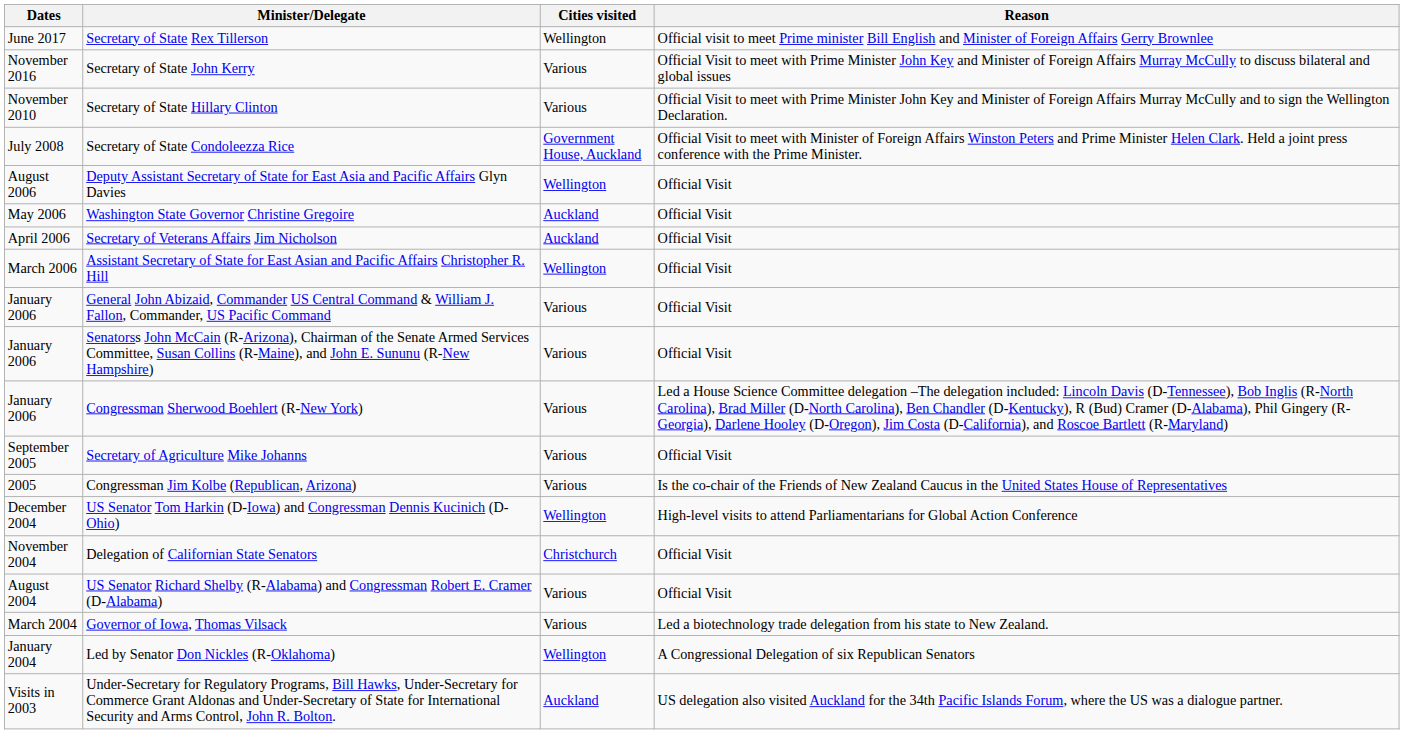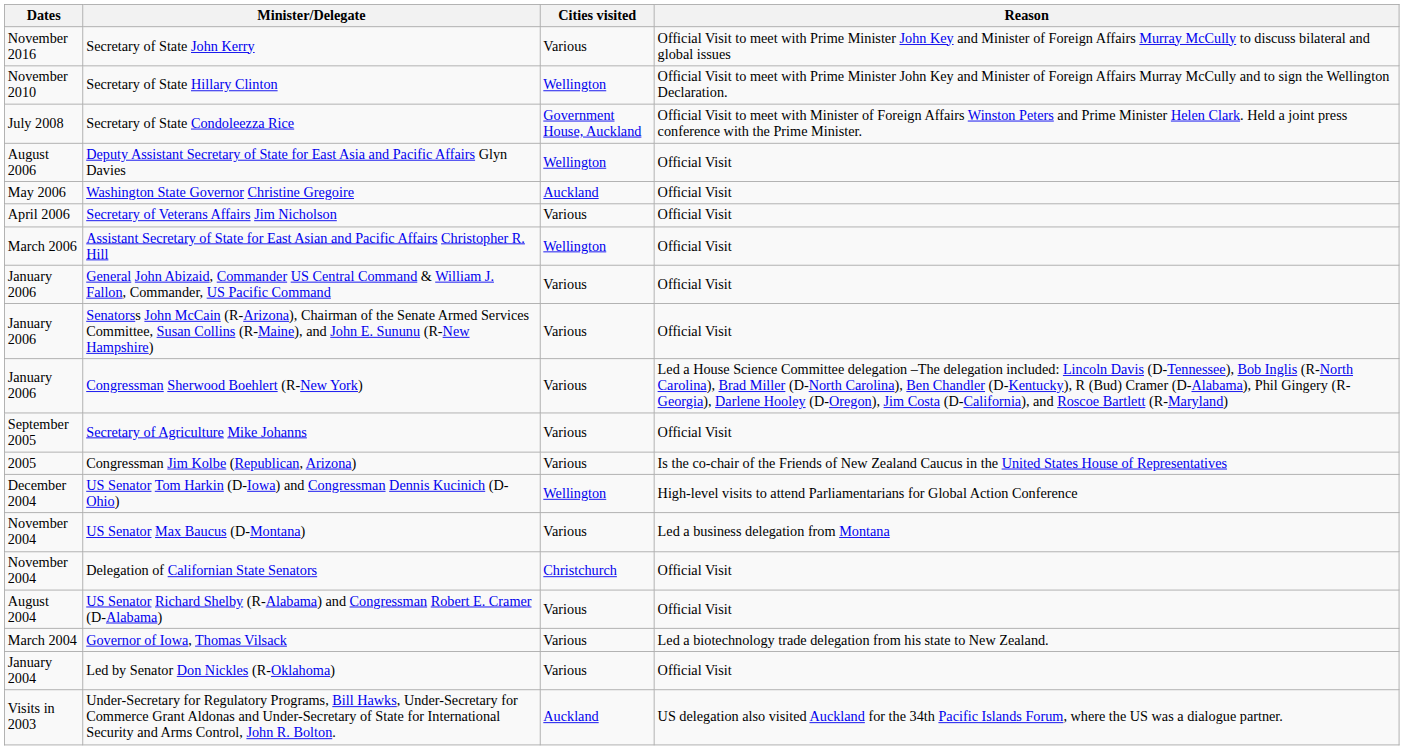- row: (177, 38)
(565, 107) Various -> (575, 84) Wellington
(571, 237) Auckland -> (565, 215) Various
+ row: (196, 532)
(575, 654) Wellington -> (565, 670) Various
(816, 654) A Congressional Delegation of six Republican Senators -> (695, 670) Official Visit
